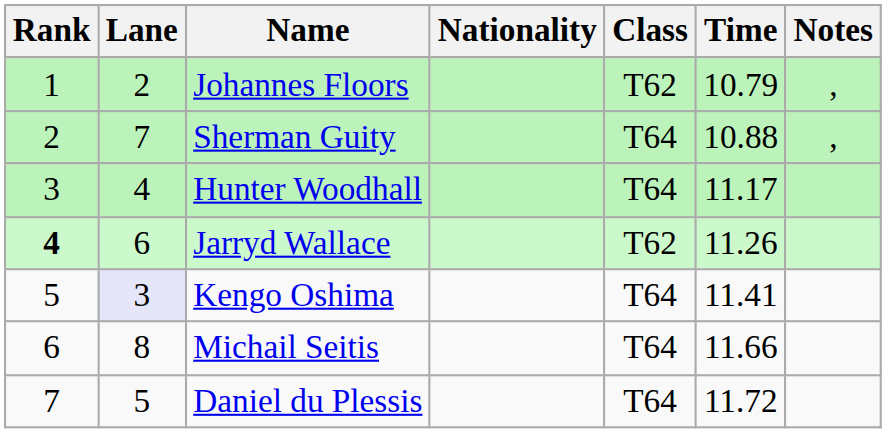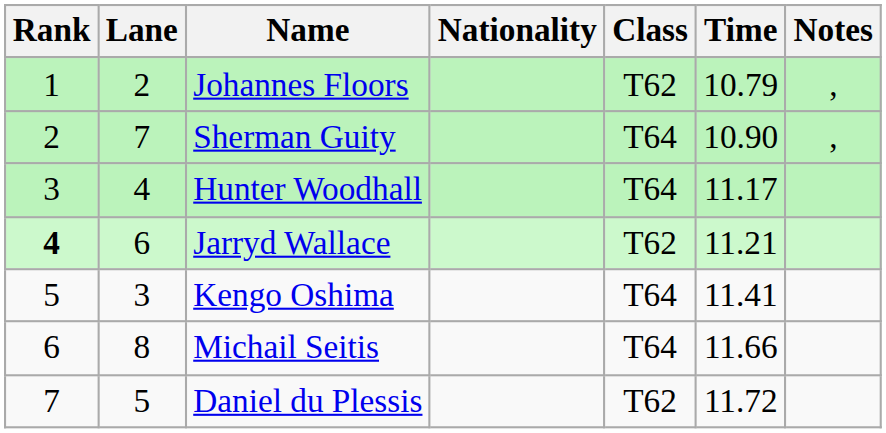(741, 136) 10.88 -> (741, 136) 10.90
(741, 242) 11.26 -> (741, 242) 11.21
(142, 294) lavender background -> (142, 294) no background
(650, 400) T64 -> (650, 400) T62
